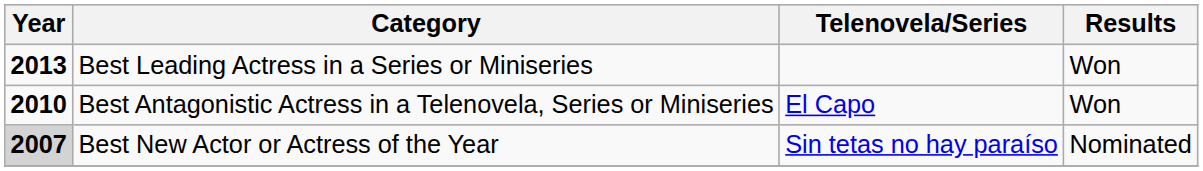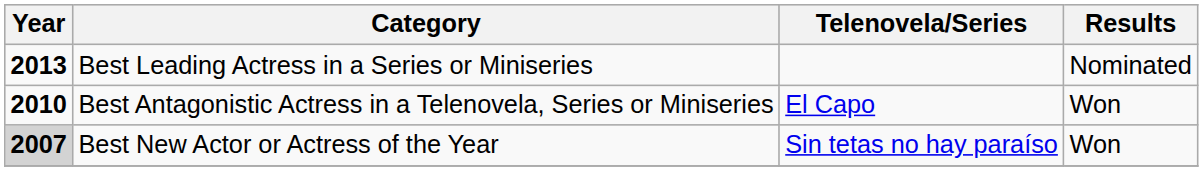(1095, 64) Won -> (1131, 64) Nominated
(1131, 144) Nominated -> (1095, 144) Won
